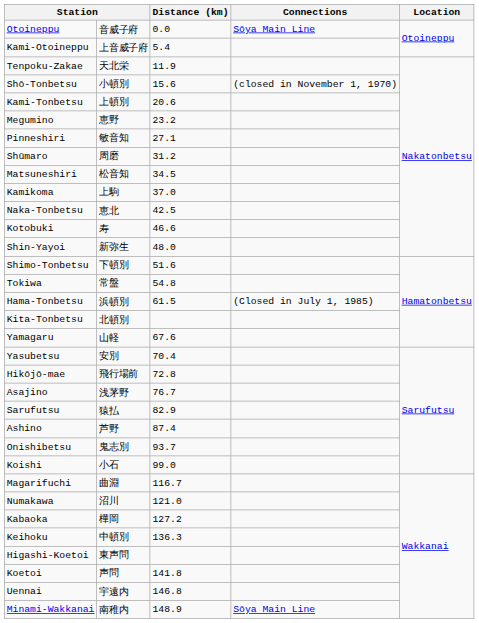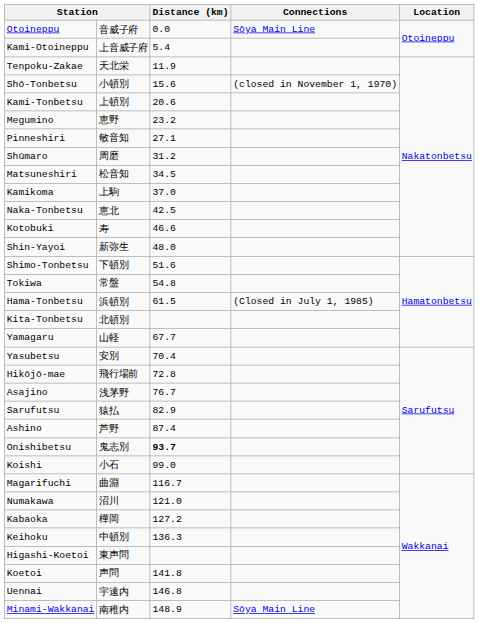(164, 338) 67.6 -> (164, 338) 67.7
(164, 447) normal -> (164, 447) bold
